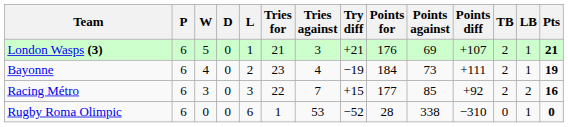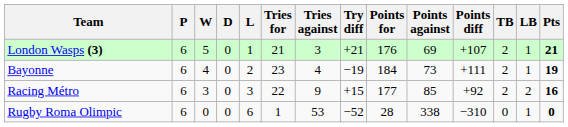(318, 91) 7 -> (318, 91) 9
